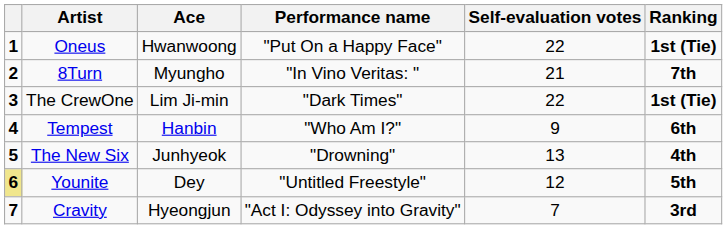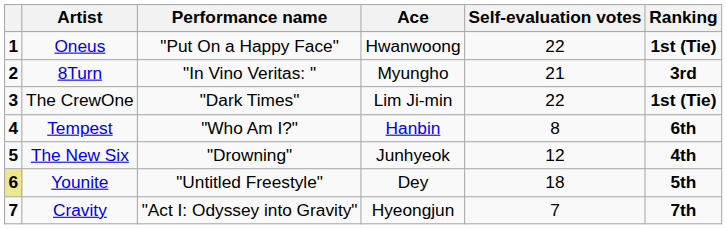columns swapped: (189, 18) <-> (353, 18)
(683, 73) 7th -> (683, 73) 3rd
(555, 127) 9 -> (555, 127) 8
(555, 155) 13 -> (555, 155) 12
(555, 182) 12 -> (555, 182) 18
(683, 210) 3rd -> (683, 210) 7th
